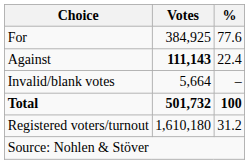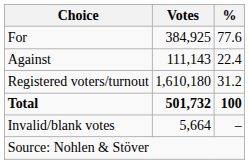(189, 59) bold -> (189, 59) normal
rows swapped: (61, 81) <-> (78, 125)
